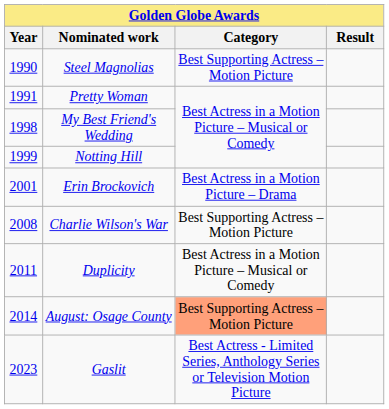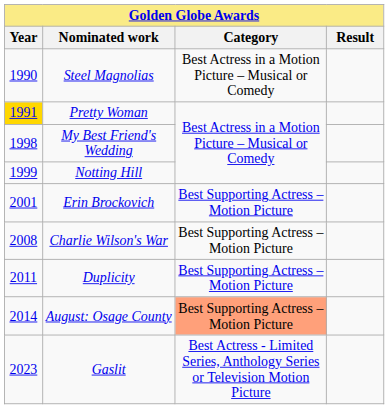(251, 67) Best Supporting Actress – Motion Picture -> (251, 75) Best Actress in a Motion Picture – Musical or Comedy
(23, 97) no background -> (23, 113) gold background
(251, 187) Best Actress in a Motion Picture – Drama -> (251, 202) Best Supporting Actress – Motion Picture
(251, 270) Best Actress in a Motion Picture – Musical or Comedy -> (251, 278) Best Supporting Actress – Motion Picture
